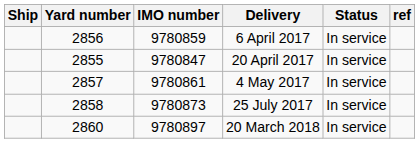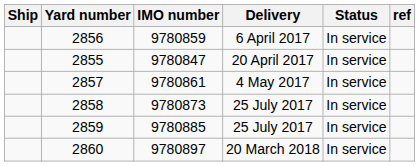+ row: (88, 127)
